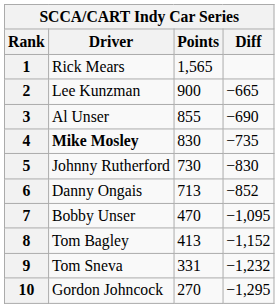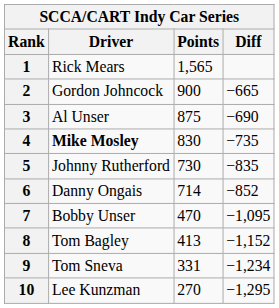(96, 91) Lee Kunzman -> (107, 91) Gordon Johncock
(189, 116) 855 -> (189, 116) 875
(242, 166) −830 -> (242, 166) −835
(189, 191) 713 -> (189, 191) 714
(248, 265) −1,232 -> (248, 265) −1,234
(107, 290) Gordon Johncock -> (96, 290) Lee Kunzman
